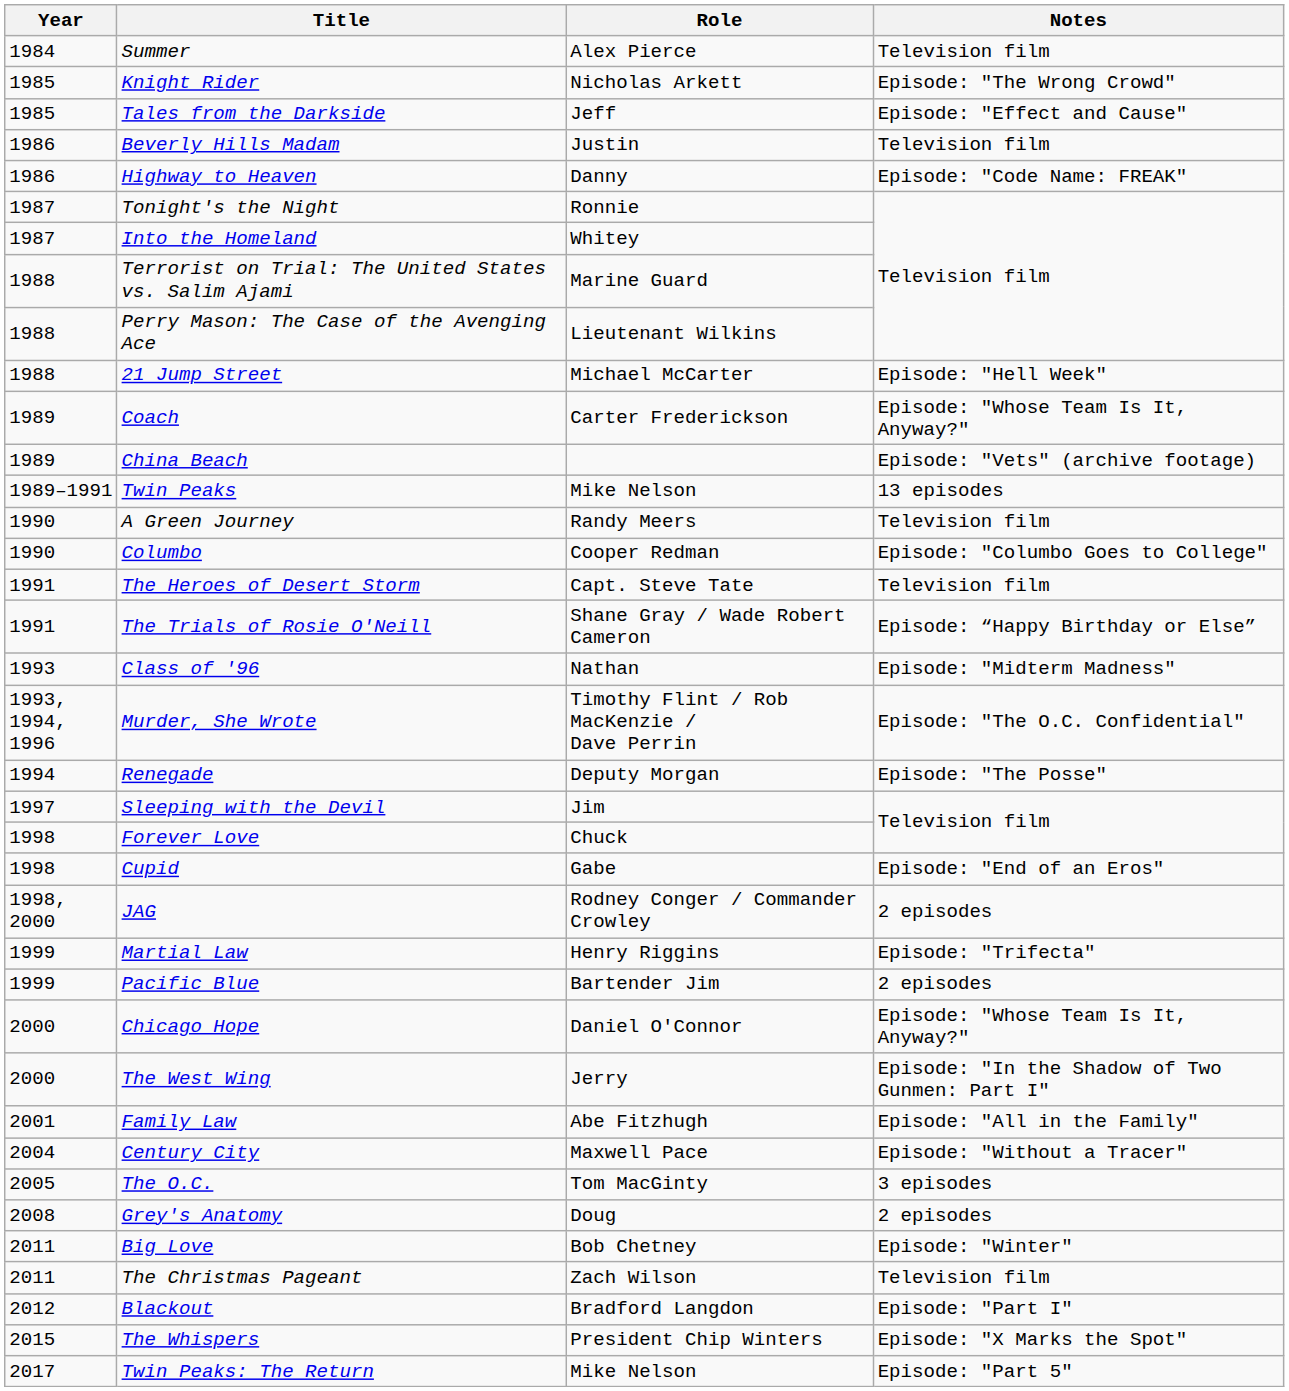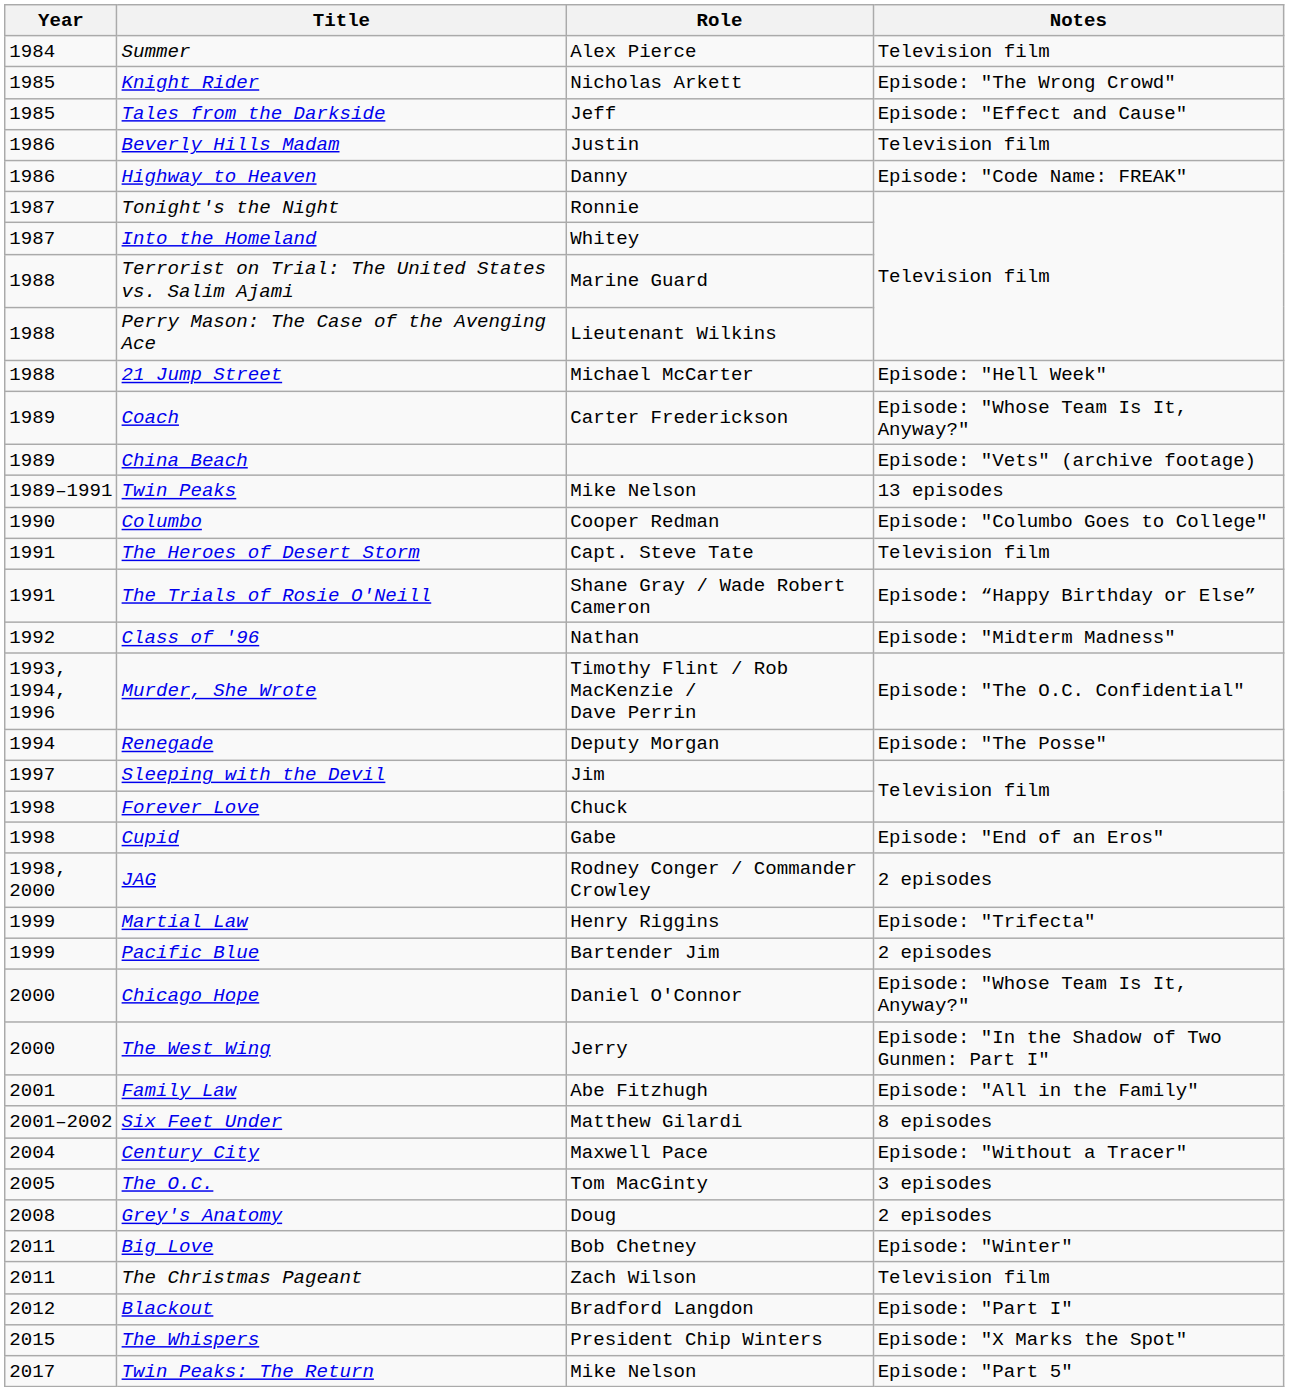- row: (208, 522)
(32, 669) 1993 -> (32, 638) 1992
+ row: (202, 1122)
